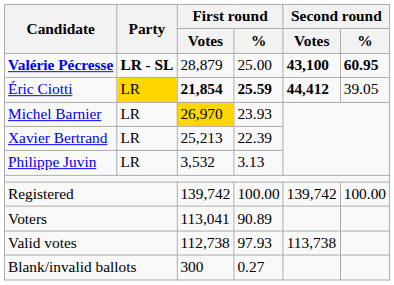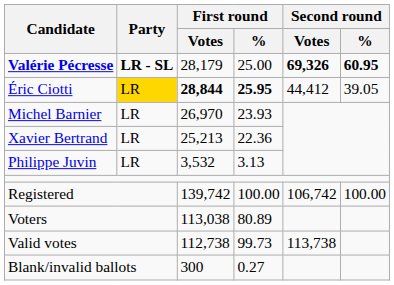(202, 65) 28,879 -> (202, 65) 28,179
(308, 65) 43,100 -> (308, 65) 69,326
(202, 89) 21,854 -> (202, 89) 28,844
(255, 89) 25.59 -> (255, 89) 25.95
(308, 89) bold -> (308, 89) normal
(202, 114) gold background -> (202, 114) no background
(255, 138) 22.39 -> (255, 138) 22.36
(312, 194) 139,742 -> (312, 194) 106,742
(205, 218) 113,041 -> (205, 218) 113,038
(255, 218) 90.89 -> (255, 218) 80.89
(255, 242) 97.93 -> (255, 242) 99.73
